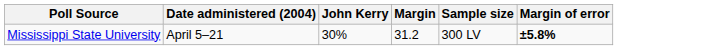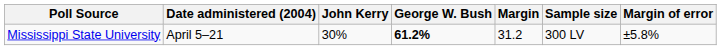+ column: (443, 14)
(538, 34) bold -> (641, 34) normal
